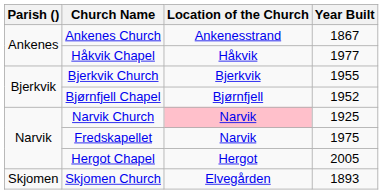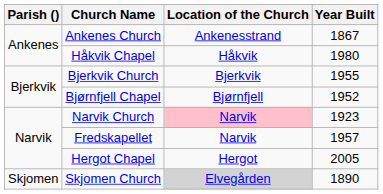(345, 55) 1977 -> (345, 55) 1980
(345, 117) 1925 -> (345, 117) 1923
(345, 138) 1975 -> (345, 138) 1957
(238, 179) no background -> (238, 179) lightgrey background
(345, 179) 1893 -> (345, 179) 1890
